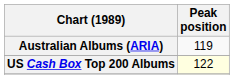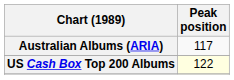(203, 45) 119 -> (203, 45) 117
